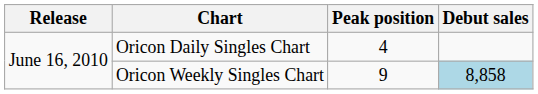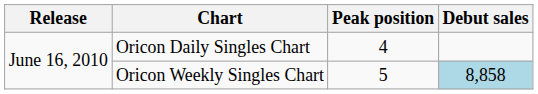(383, 74) 9 -> (383, 74) 5
